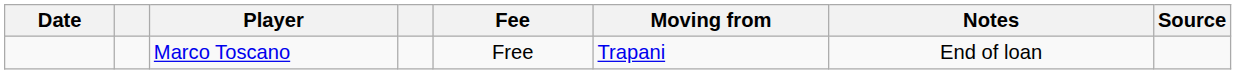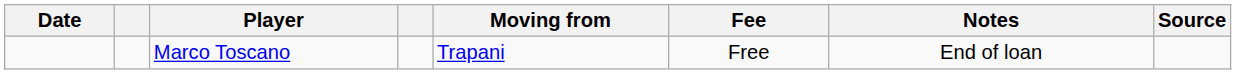columns swapped: (711, 20) <-> (513, 20)
